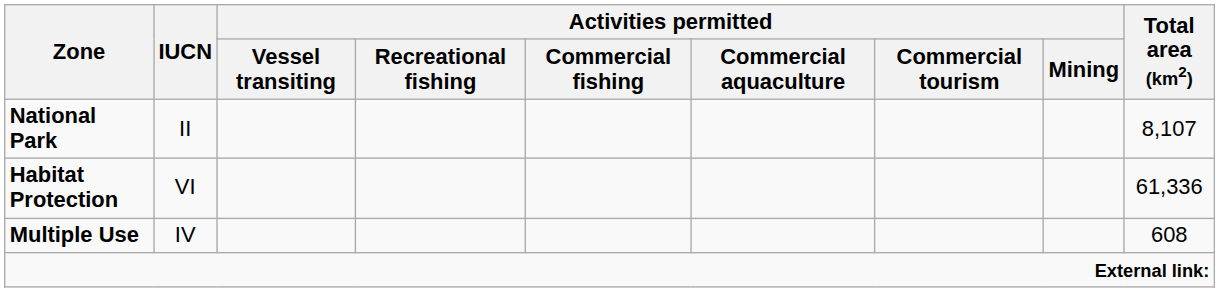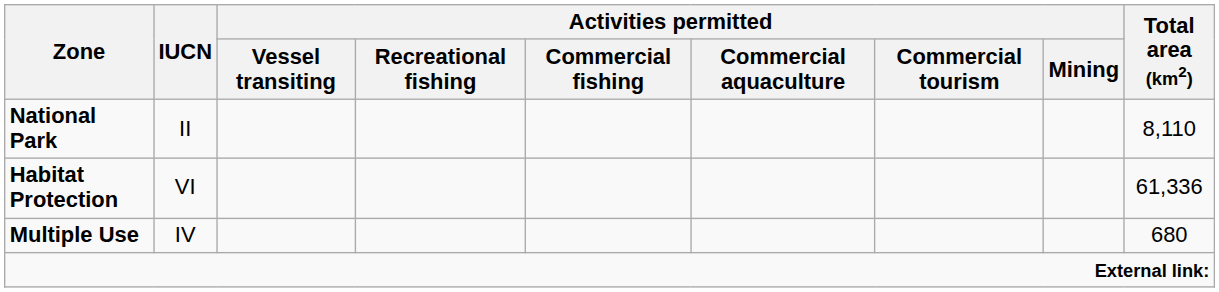(1169, 128) 8,107 -> (1169, 128) 8,110
(1169, 234) 608 -> (1169, 234) 680
